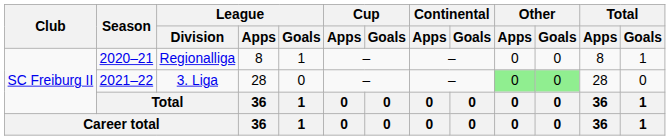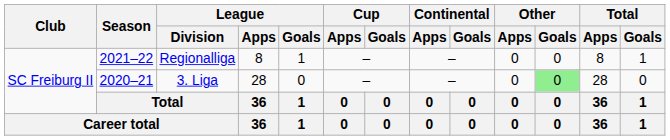(126, 59) 2020–21 -> (126, 59) 2021–22
(126, 80) 2021–22 -> (126, 80) 2020–21
(515, 80) lightgreen background -> (515, 80) no background
